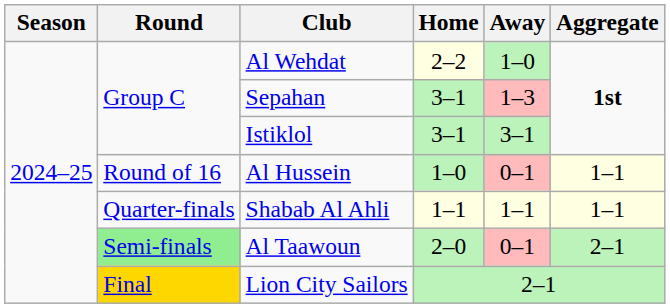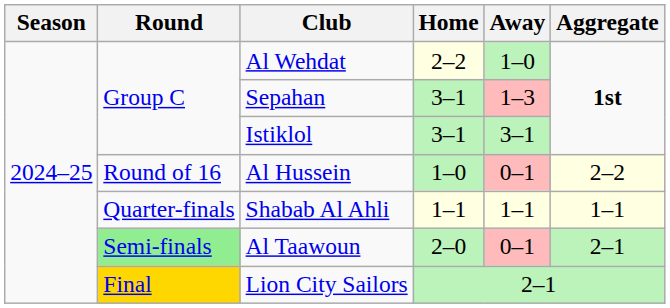(607, 172) 1–1 -> (607, 172) 2–2
